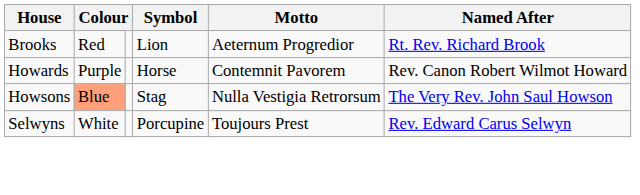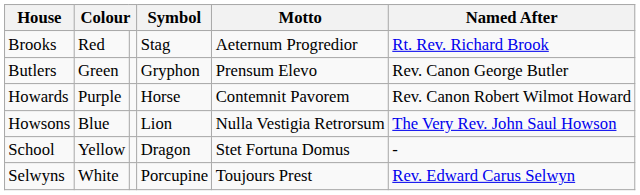(152, 44) Lion -> (155, 44) Stag
+ row: (32, 70)
(94, 96) lightsalmon background -> (94, 123) no background
(152, 96) Stag -> (156, 123) Lion
+ row: (31, 149)
